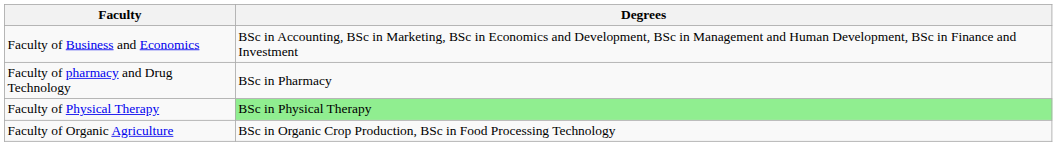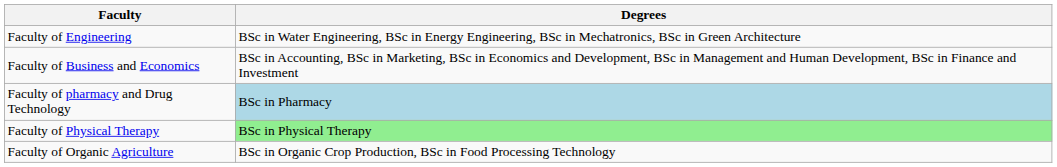+ row: (69, 36)
(285, 80) no background -> (285, 101) lightblue background
